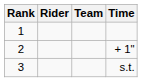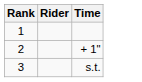- column: (89, 13)
